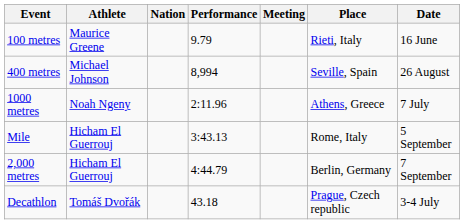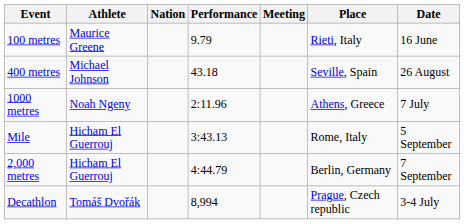(204, 72) 8,994 -> (204, 72) 43.18
(204, 202) 43.18 -> (204, 202) 8,994
